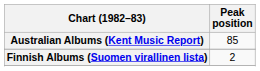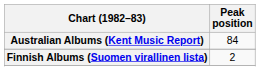(232, 40) 85 -> (232, 40) 84
